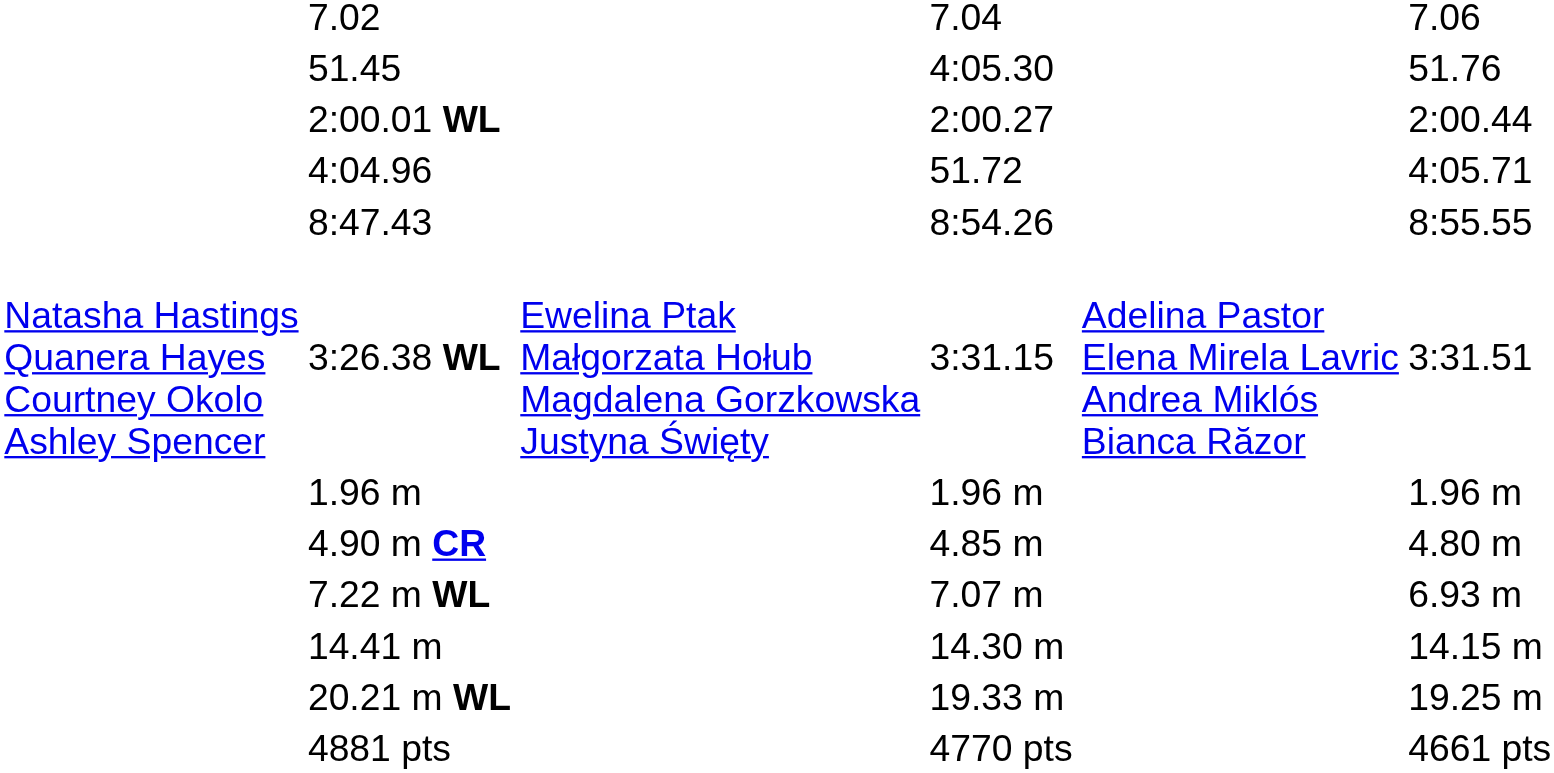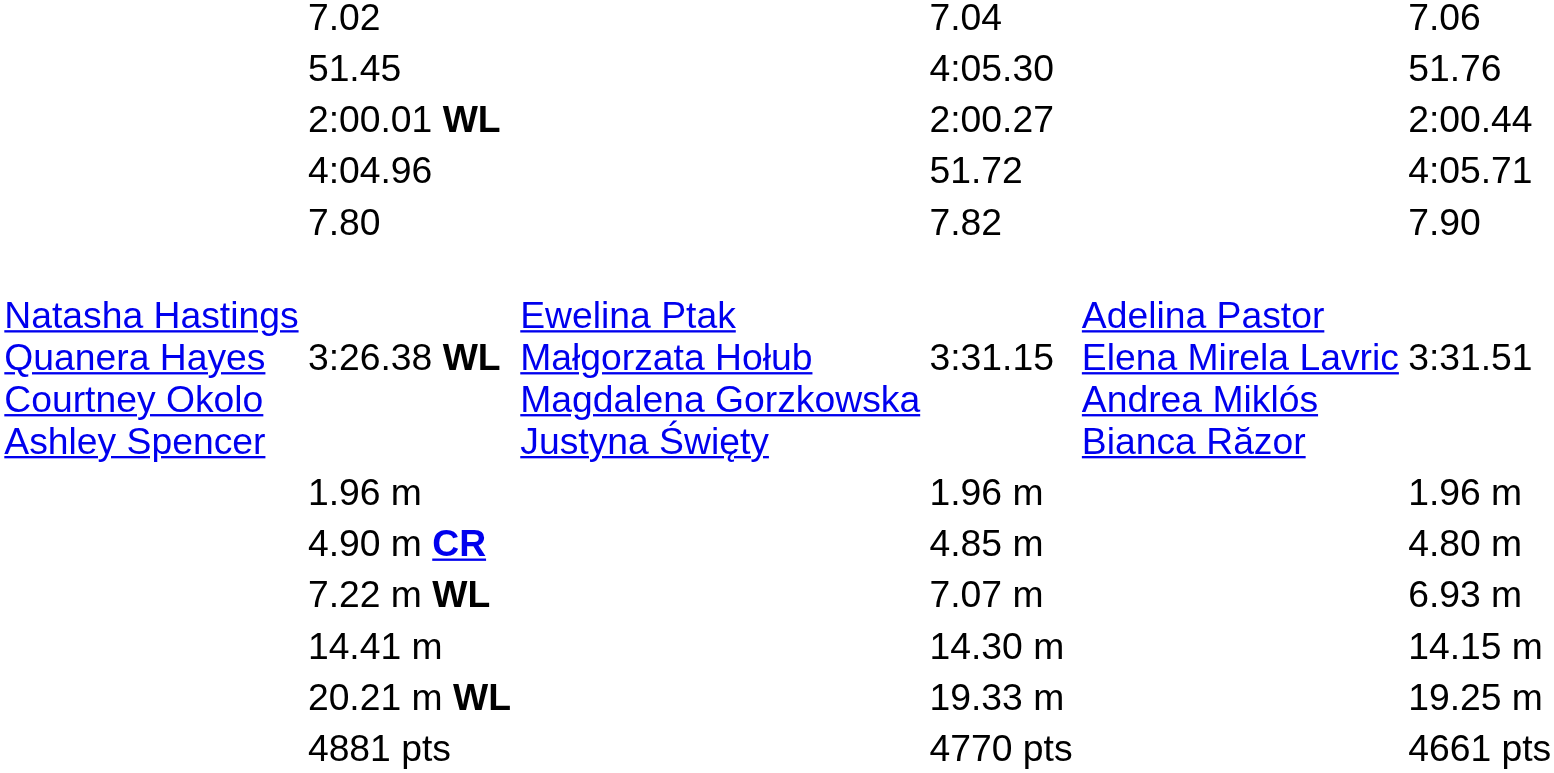- row: (370, 222)
+ row: (344, 222)
